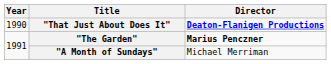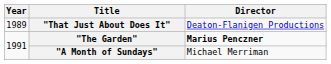(17, 25) 1990 -> (17, 25) 1989
(256, 25) bold -> (256, 25) normal
